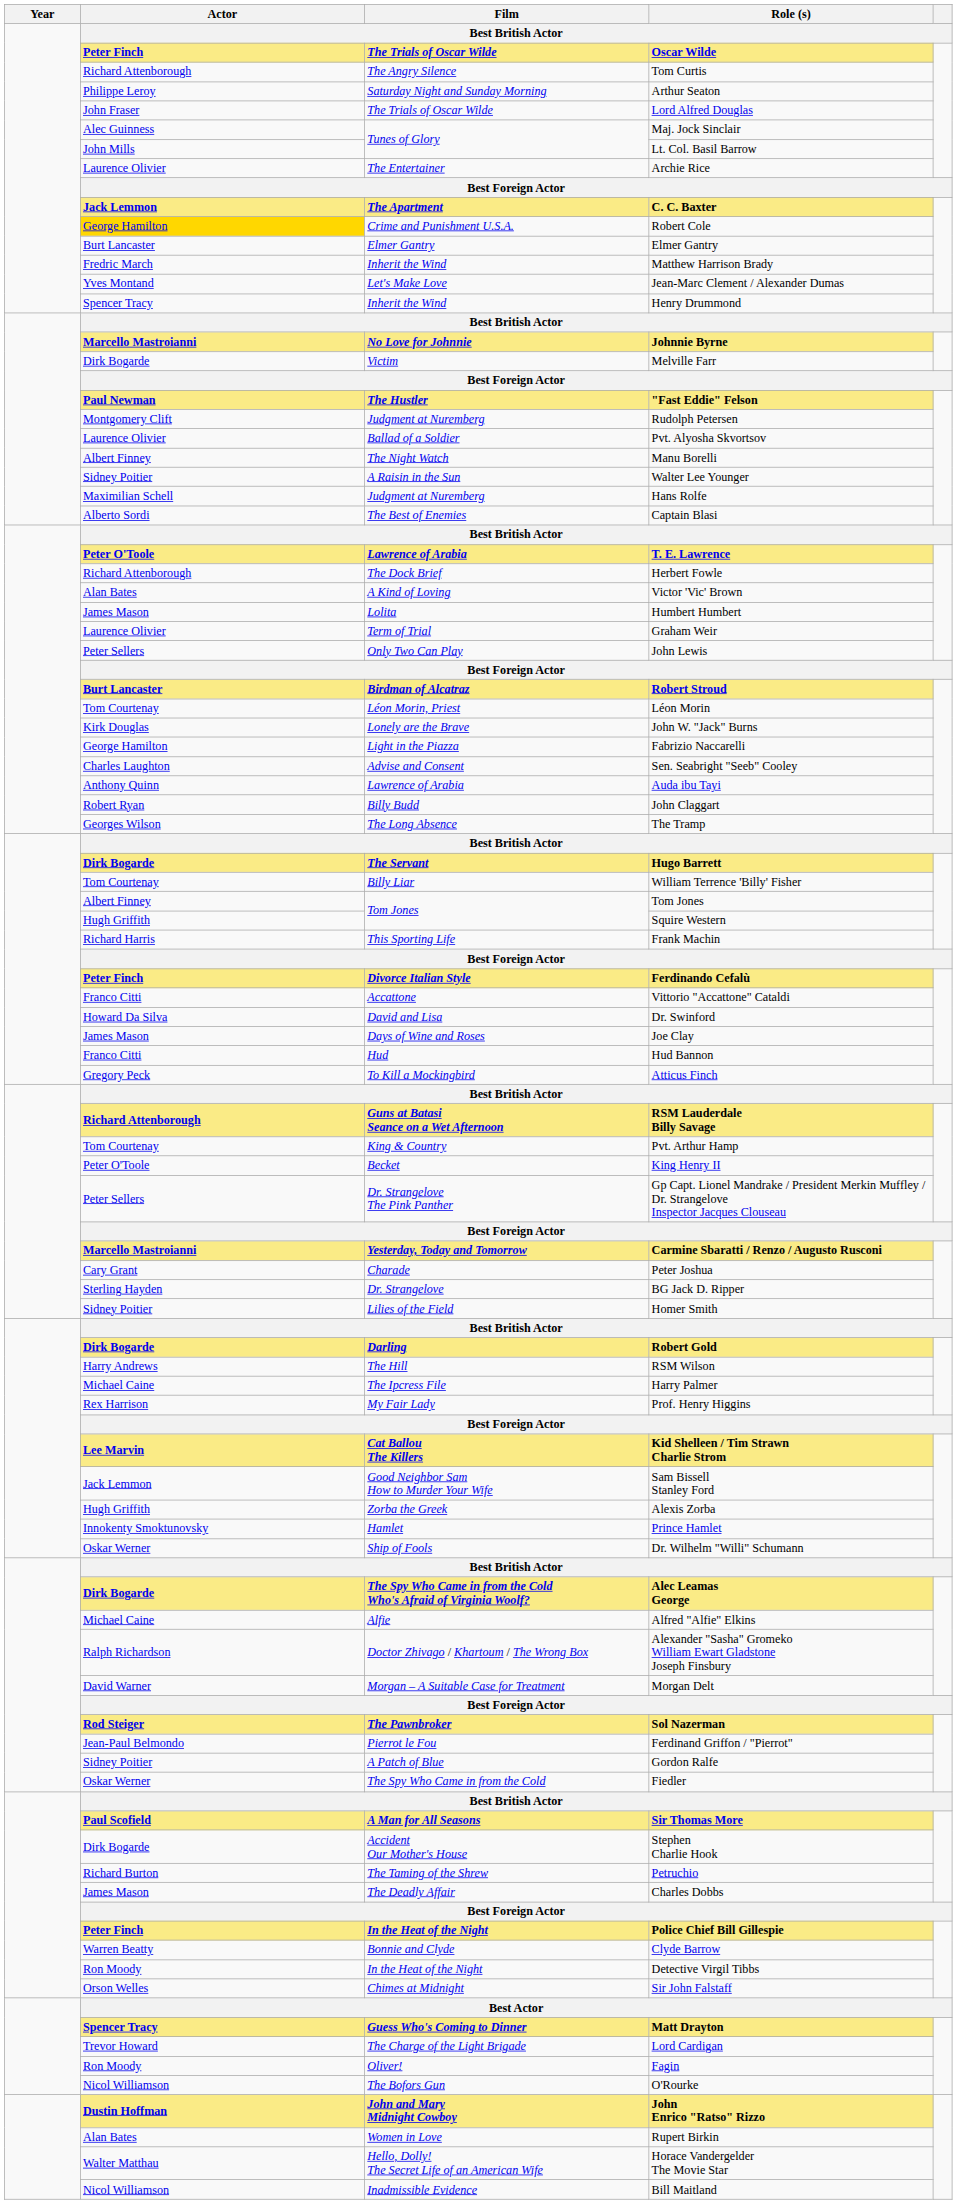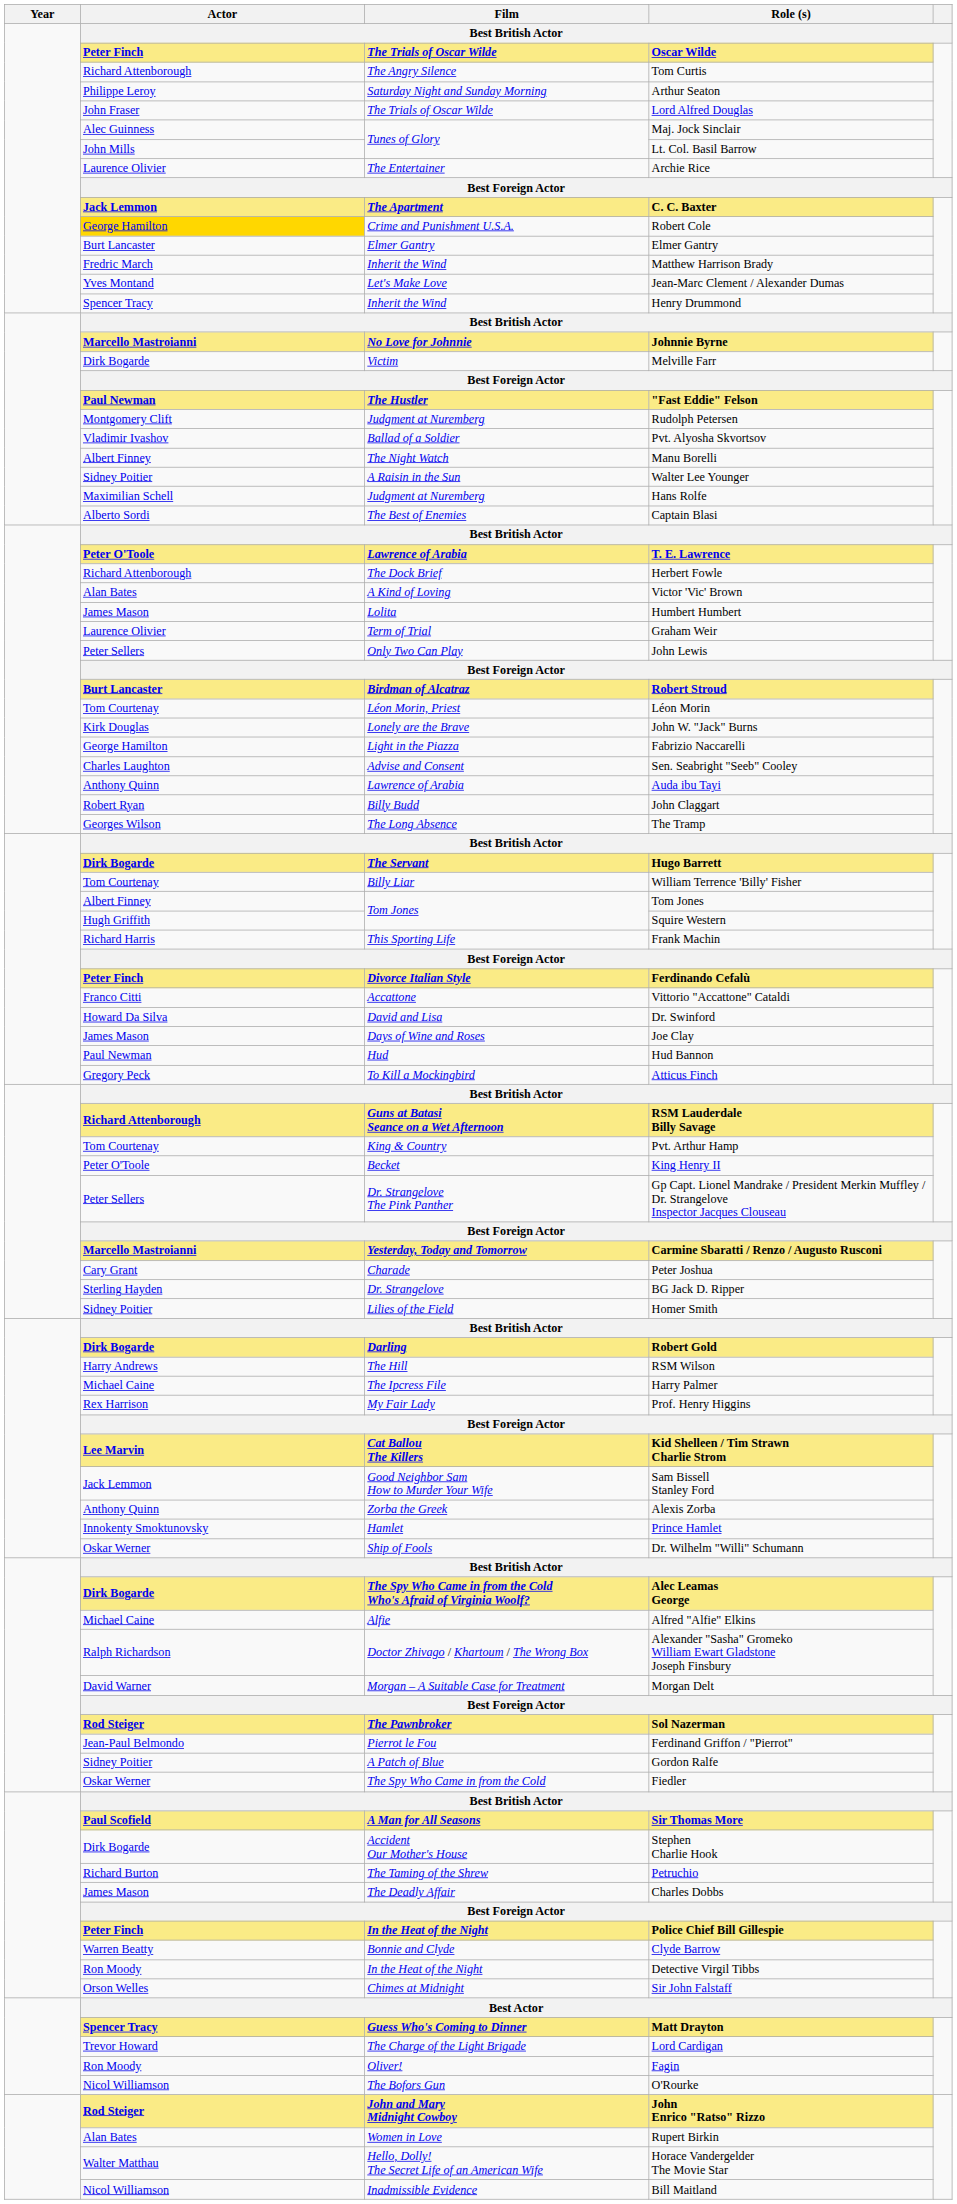(124, 438) Laurence Olivier -> (126, 438) Vladimir Ivashov
(112, 1055) Franco Citti -> (117, 1055) Paul Newman
(116, 1509) Hugh Griffith -> (121, 1509) Anthony Quinn
(125, 2111) Dustin Hoffman -> (114, 2111) Rod Steiger
